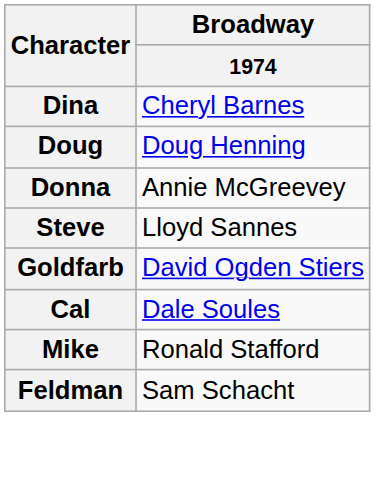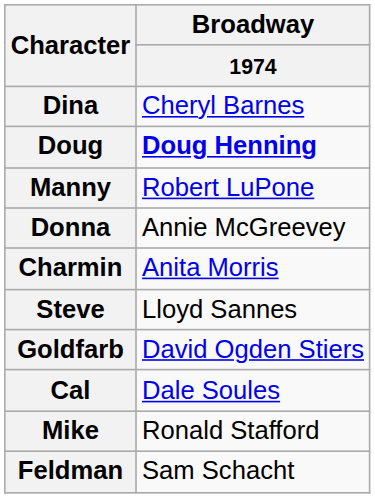(224, 146) normal -> (229, 146) bold
+ row: (70, 187)
+ row: (70, 268)
